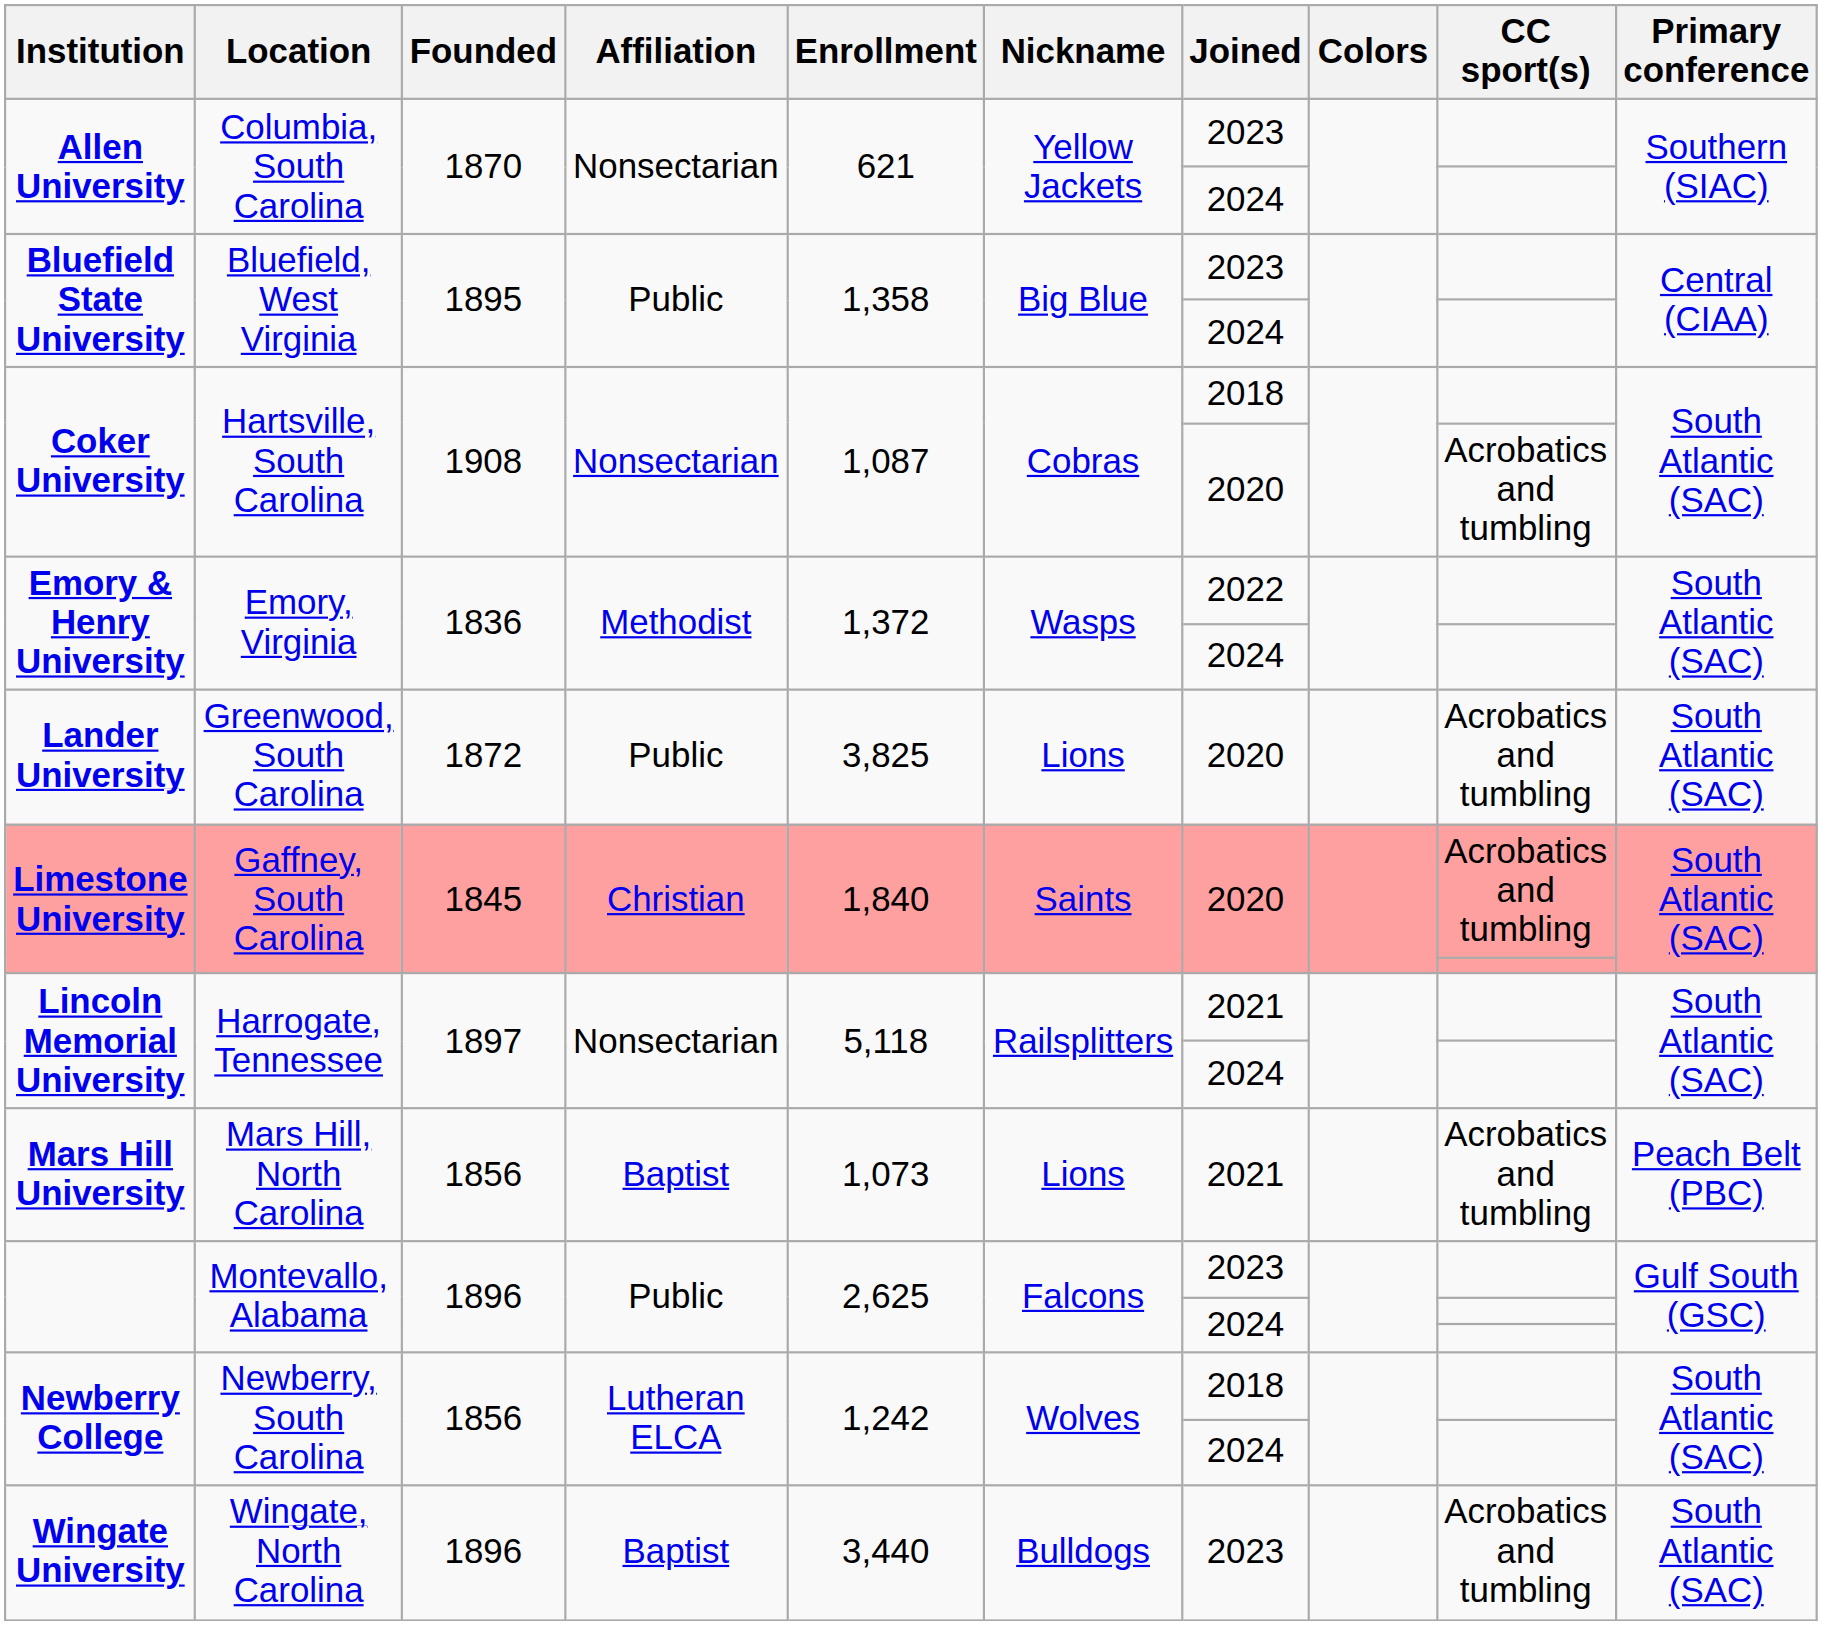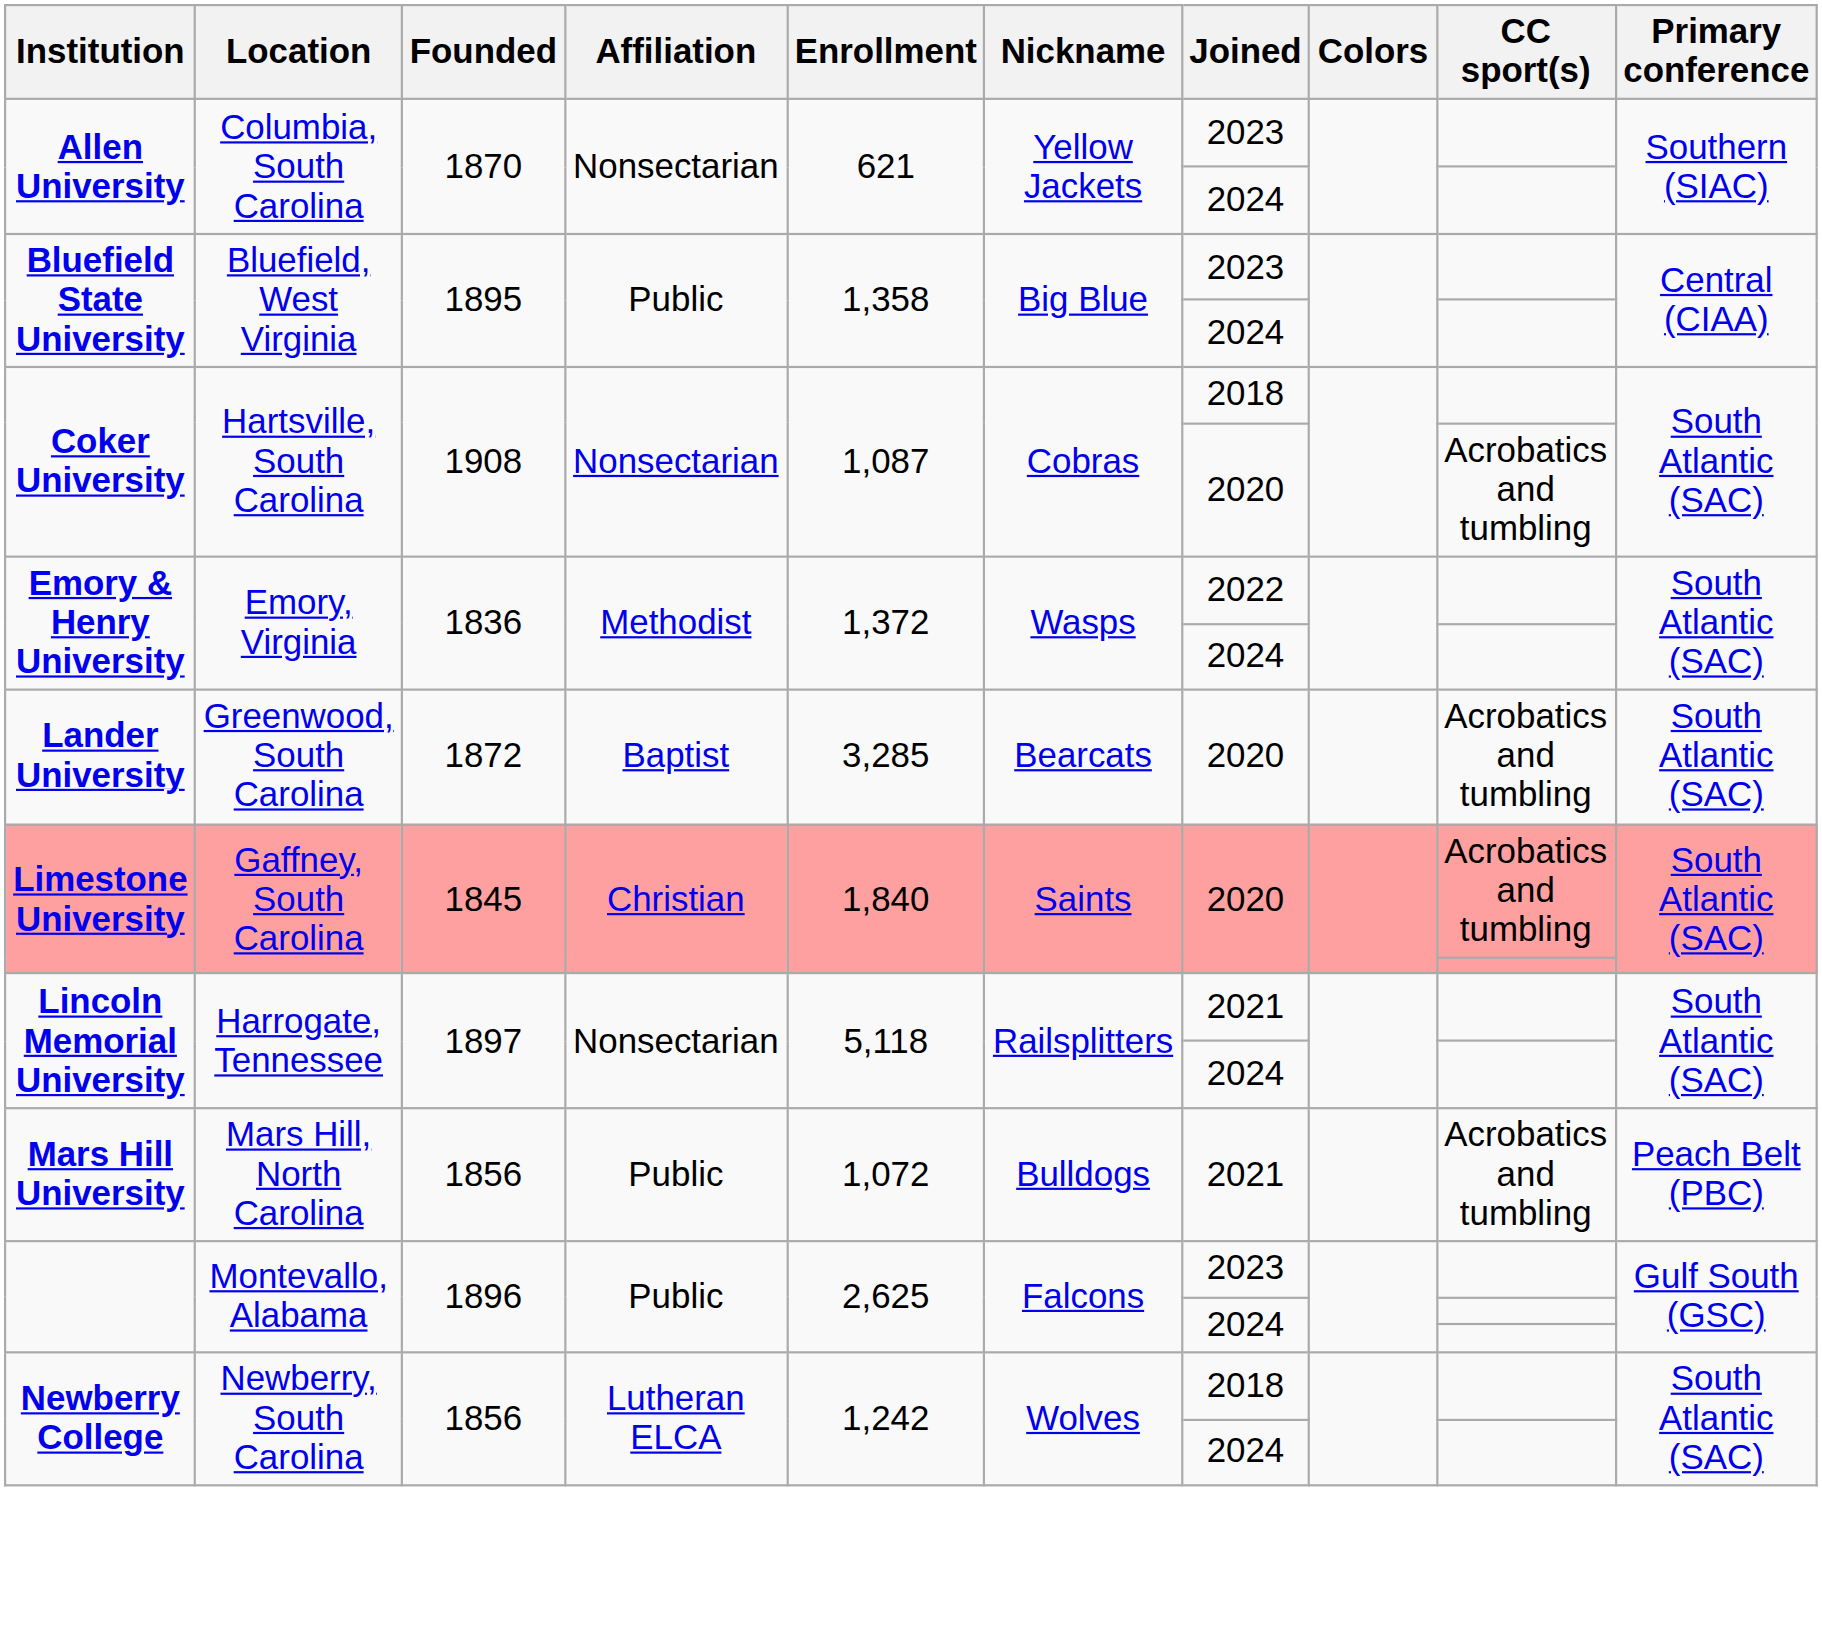(676, 756) Public -> (676, 756) Baptist
(886, 756) 3,825 -> (886, 756) 3,285
(1083, 756) Lions -> (1083, 756) Bearcats
(676, 1173) Baptist -> (676, 1173) Public
(886, 1173) 1,073 -> (886, 1173) 1,072
(1083, 1173) Lions -> (1083, 1173) Bulldogs
- row: (100, 1552)
